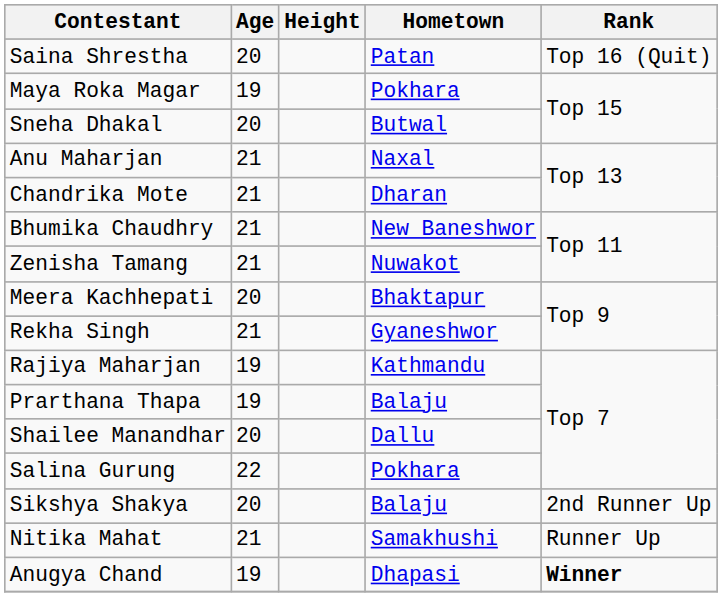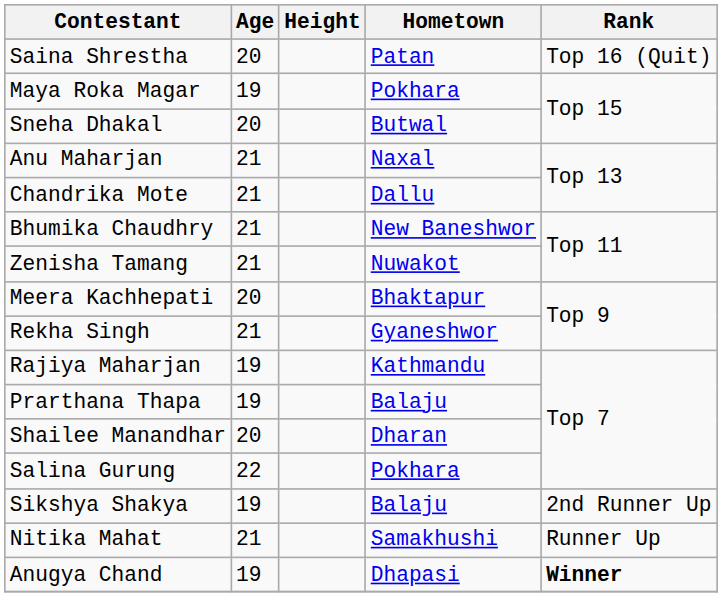(409, 195) Dharan -> (403, 195) Dallu
(403, 437) Dallu -> (409, 437) Dharan
(249, 506) 20 -> (249, 506) 19
